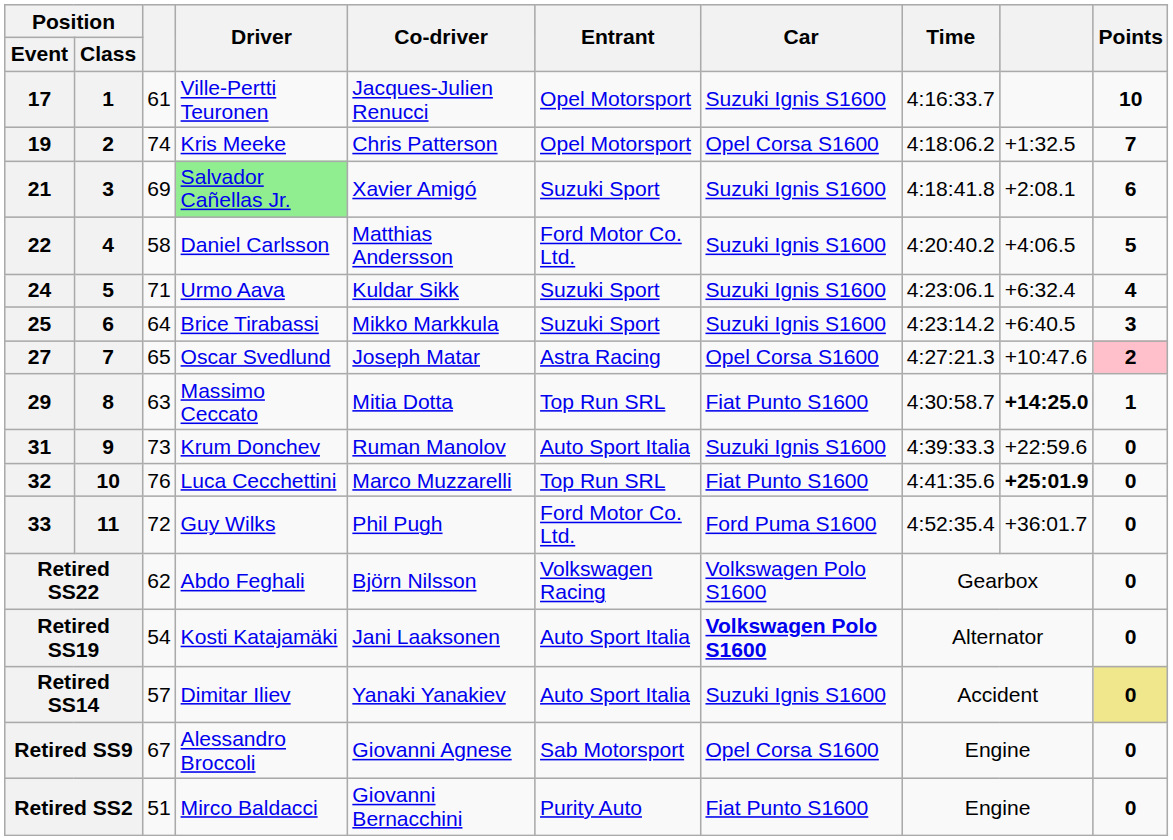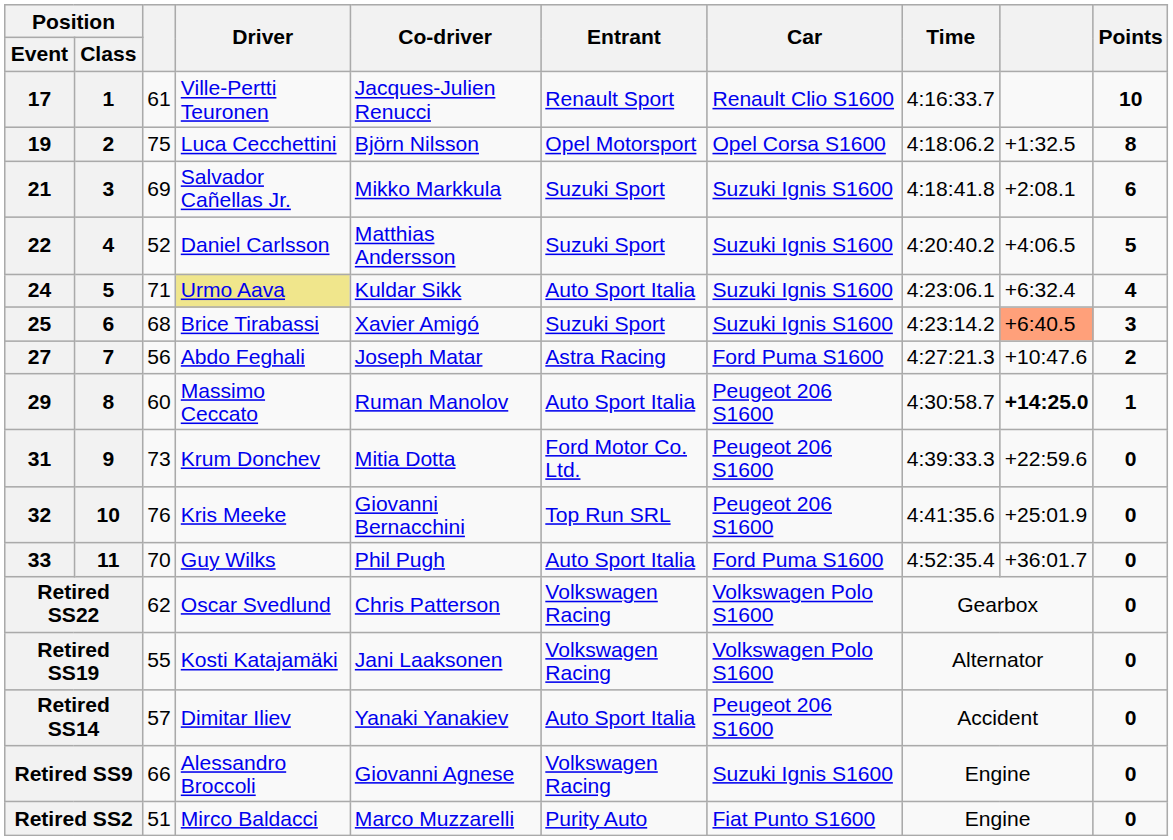(616, 99) Opel Motorsport -> (610, 99) Renault Sport
(796, 99) Suzuki Ignis S1600 -> (803, 99) Renault Clio S1600
(159, 144) 74 -> (159, 144) 75
(233, 144) Kris Meeke -> (259, 144) Luca Cecchettini
(425, 144) Chris Patterson -> (417, 144) Björn Nilsson
(1131, 144) 7 -> (1131, 144) 8
(236, 189) lightgreen background -> (236, 189) no background
(414, 189) Xavier Amigó -> (428, 189) Mikko Markkula
(159, 245) 58 -> (159, 245) 52
(611, 245) Ford Motor Co. Ltd. -> (605, 245) Suzuki Sport
(233, 290) no background -> (233, 290) khaki background
(600, 290) Suzuki Sport -> (620, 290) Auto Sport Italia
(159, 323) 64 -> (159, 323) 68
(426, 323) Mikko Markkula -> (417, 323) Xavier Amigó
(1040, 323) no background -> (1040, 323) lightsalmon background
(159, 357) 65 -> (159, 357) 56
(256, 357) Oscar Svedlund -> (243, 357) Abdo Feghali
(792, 357) Opel Corsa S1600 -> (798, 357) Ford Puma S1600
(1131, 357) pink background -> (1131, 357) no background
(159, 401) 63 -> (159, 401) 60
(403, 401) Mitia Dotta -> (432, 401) Ruman Manolov
(603, 401) Top Run SRL -> (620, 401) Auto Sport Italia
(787, 401) Fiat Punto S1600 -> (772, 401) Peugeot 206 S1600
(429, 446) Ruman Manolov -> (405, 458) Mitia Dotta
(615, 446) Auto Sport Italia -> (616, 458) Ford Motor Co. Ltd.
(796, 446) Suzuki Ignis S1600 -> (772, 458) Peugeot 206 S1600
(258, 479) Luca Cecchettini -> (233, 514) Kris Meeke
(432, 479) Marco Muzzarelli -> (410, 514) Giovanni Bernacchini
(787, 479) Fiat Punto S1600 -> (772, 514) Peugeot 206 S1600
(1047, 479) bold -> (1046, 514) normal
(159, 524) 72 -> (159, 559) 70
(611, 524) Ford Motor Co. Ltd. -> (620, 559) Auto Sport Italia
(243, 581) Abdo Feghali -> (256, 604) Oscar Svedlund
(414, 581) Björn Nilsson -> (427, 604) Chris Patterson
(159, 637) 54 -> (159, 661) 55
(615, 637) Auto Sport Italia -> (602, 661) Volkswagen Racing
(791, 637) bold -> (793, 661) normal
(796, 694) Suzuki Ignis S1600 -> (772, 717) Peugeot 206 S1600
(1131, 694) khaki background -> (1131, 717) no background
(159, 750) 67 -> (159, 774) 66
(612, 750) Sab Motorsport -> (602, 774) Volkswagen Racing
(792, 750) Opel Corsa S1600 -> (803, 774) Suzuki Ignis S1600
(407, 807) Giovanni Bernacchini -> (434, 818) Marco Muzzarelli
